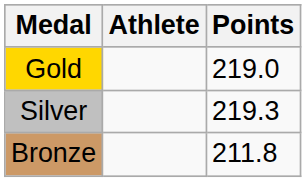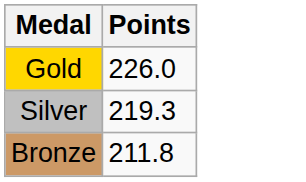- column: (154, 25)
(246, 68) 219.0 -> (142, 68) 226.0
